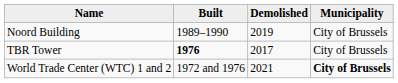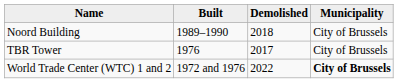(262, 31) 2019 -> (262, 31) 2018
(188, 50) bold -> (188, 50) normal
(262, 68) 2021 -> (262, 68) 2022
